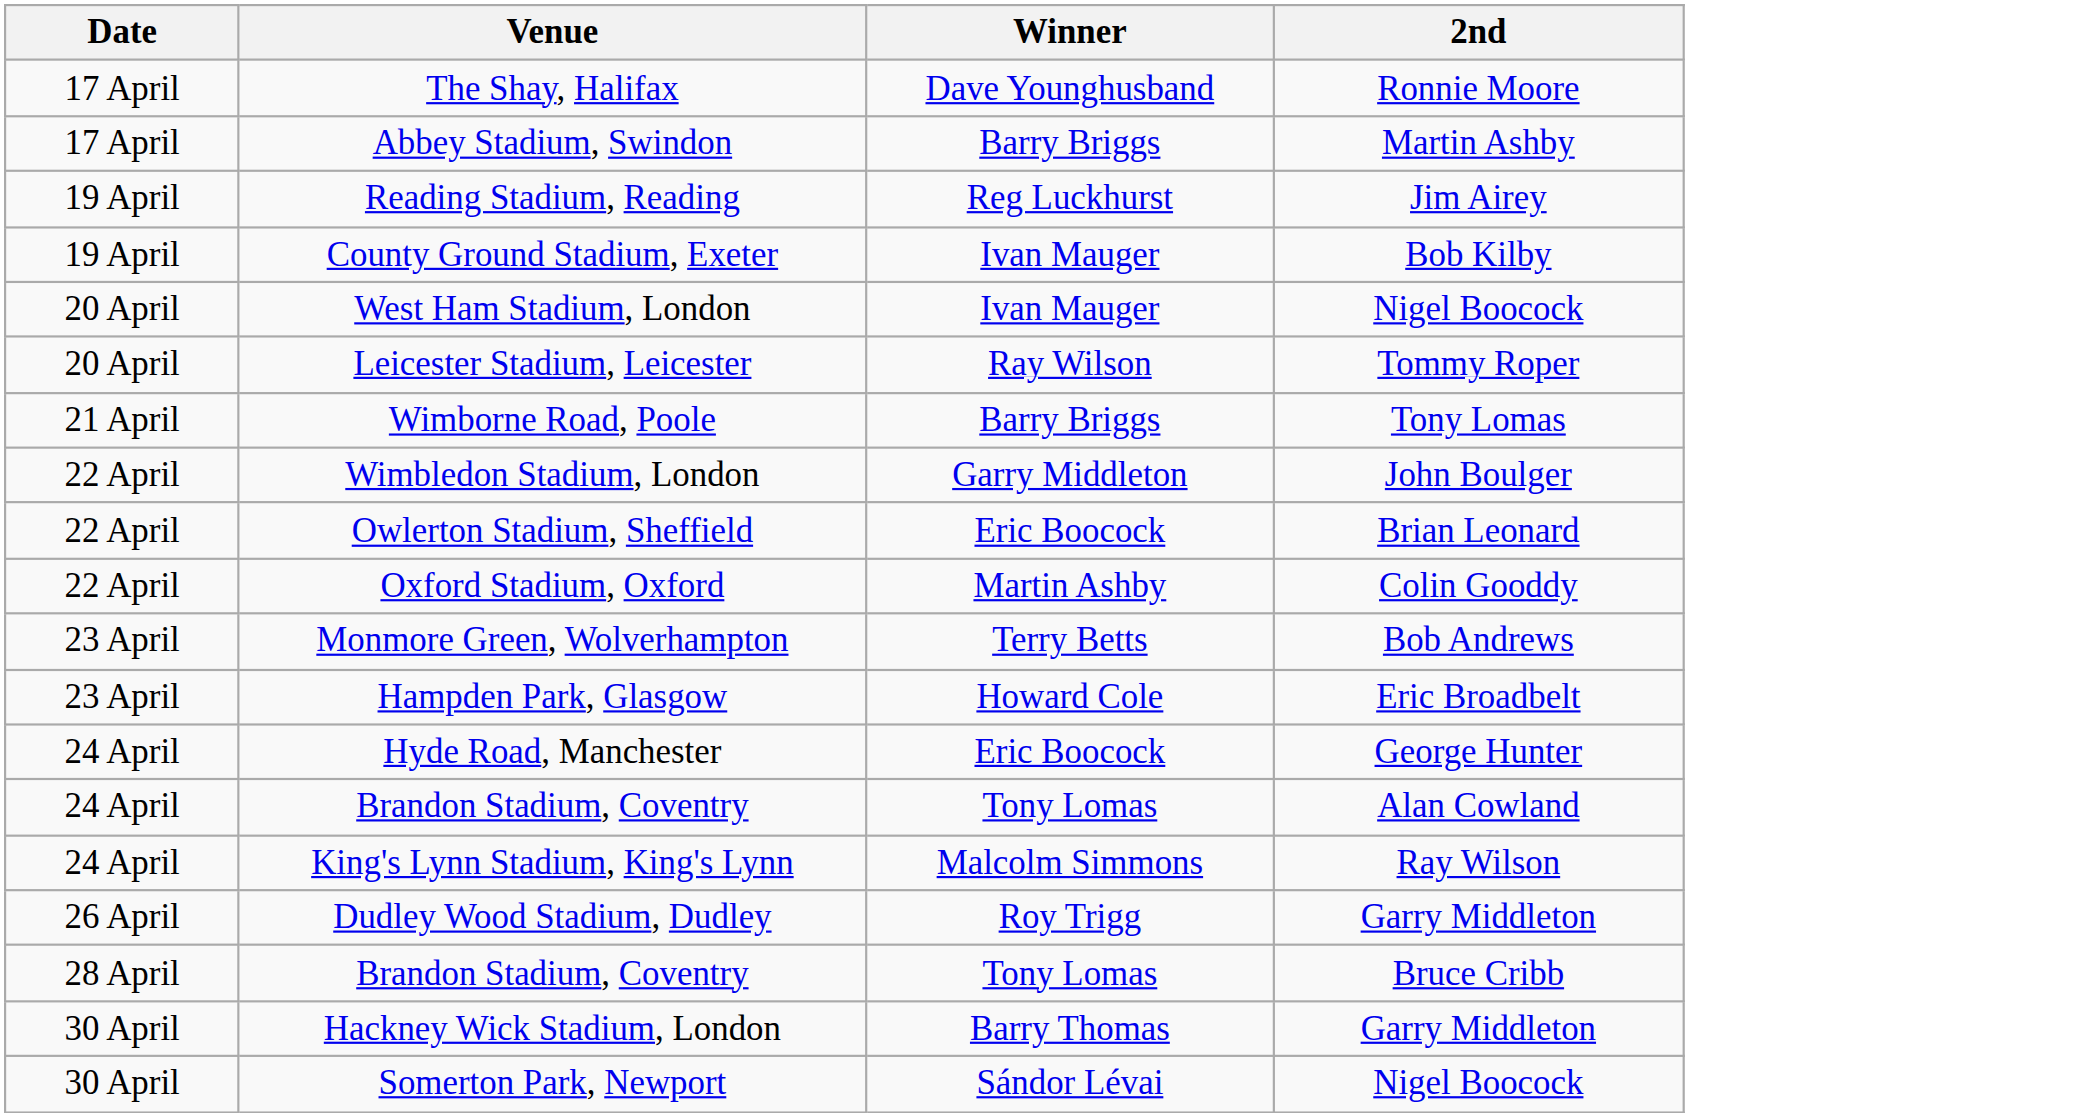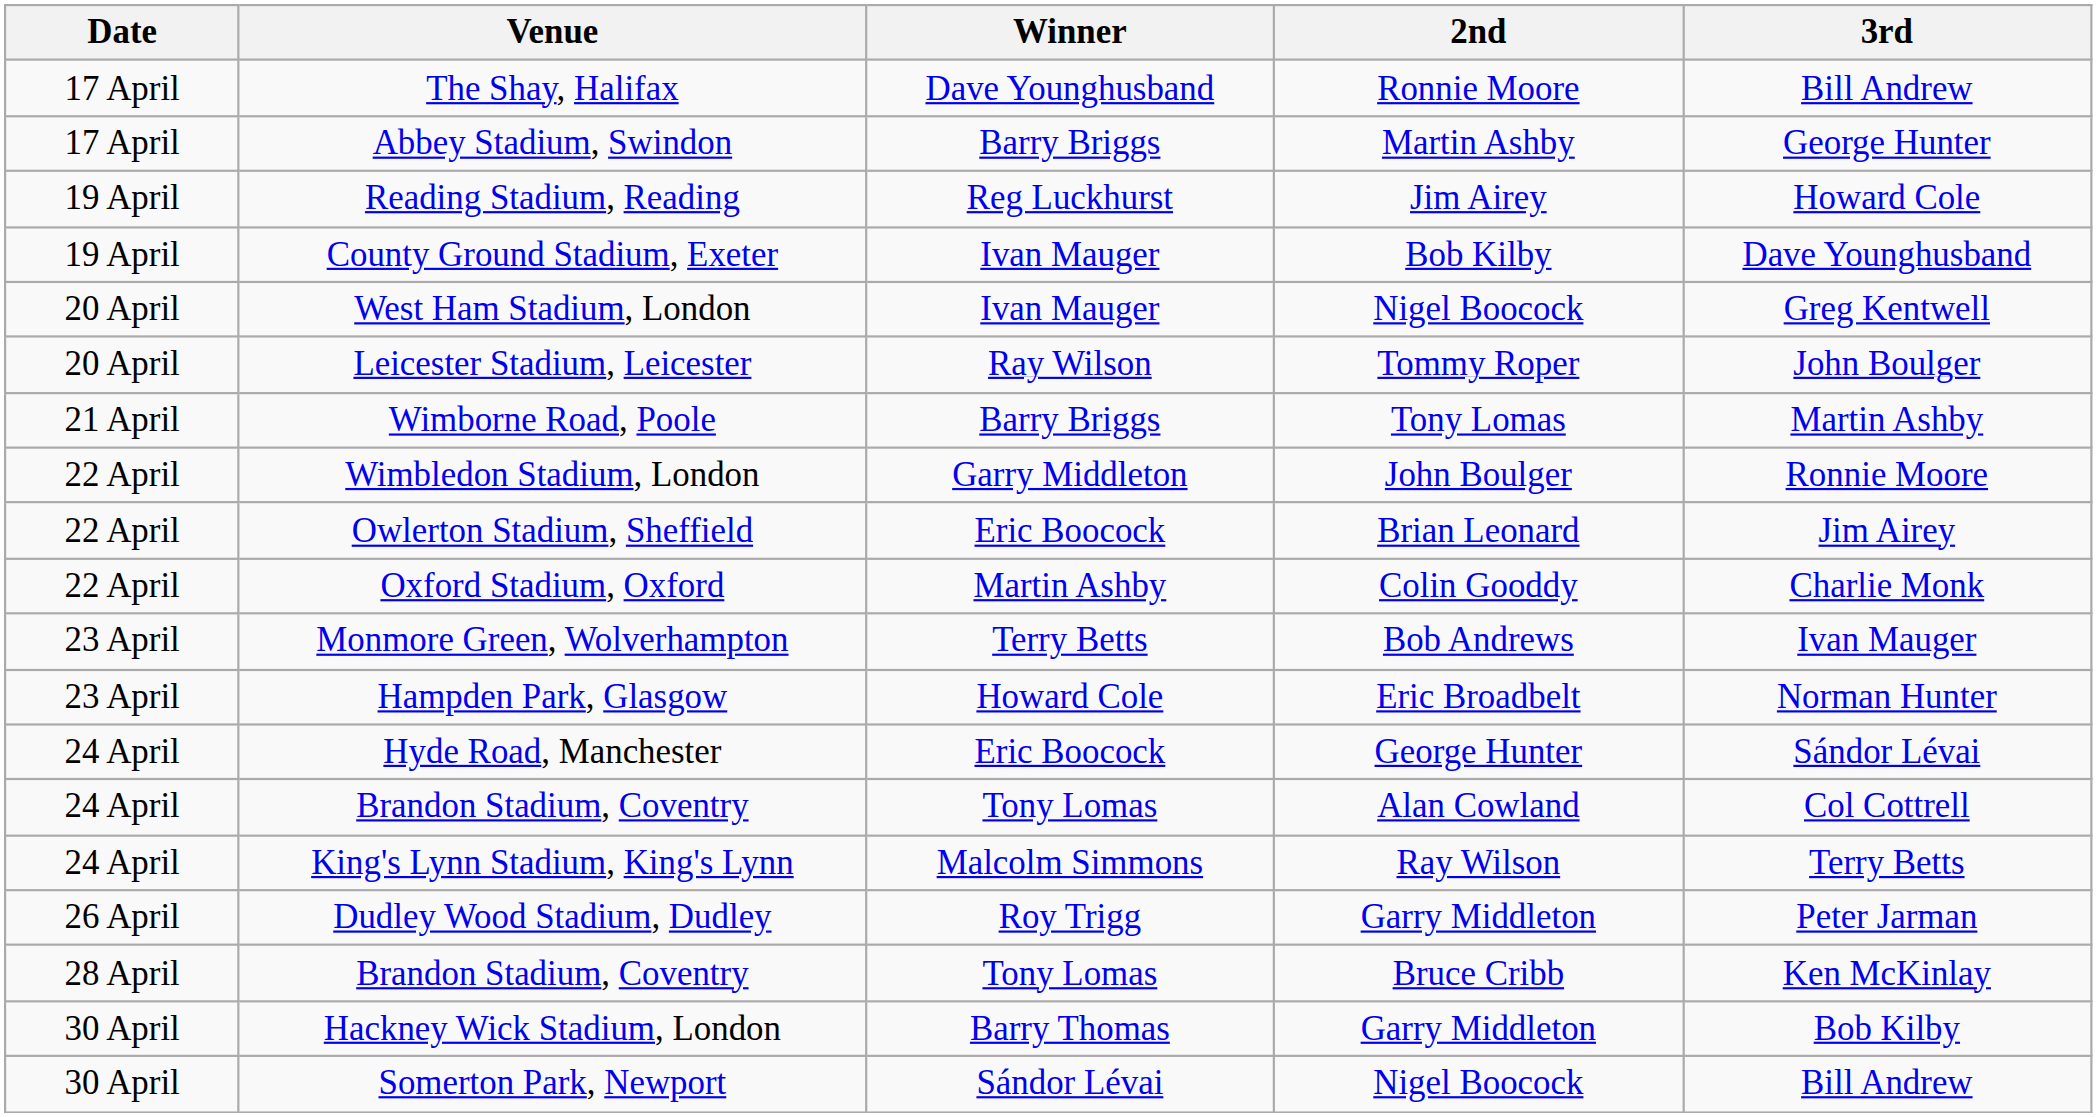+ column: (1887, 32)
